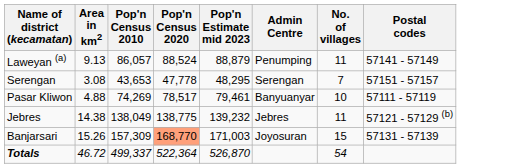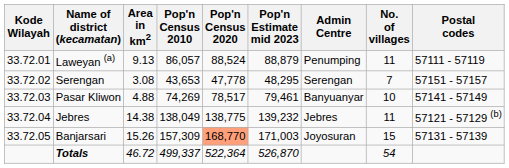+ column: (29, 27)
(402, 60) 57141 - 57149 -> (450, 60) 57111 - 57119
(401, 97) 57111 - 57119 -> (451, 97) 57141 - 57149
